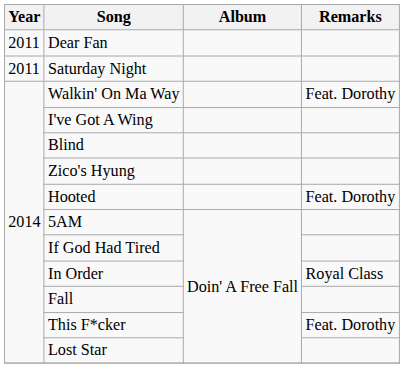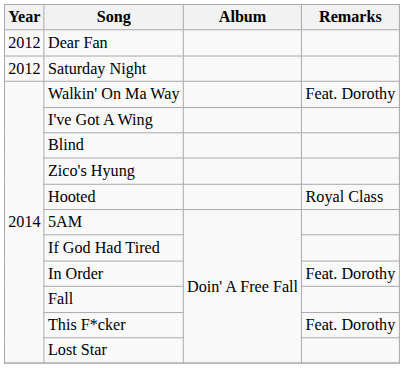(24, 42) 2011 -> (24, 42) 2012
(24, 68) 2011 -> (24, 68) 2012
(350, 196) Feat. Dorothy -> (344, 196) Royal Class
(344, 273) Royal Class -> (350, 273) Feat. Dorothy
